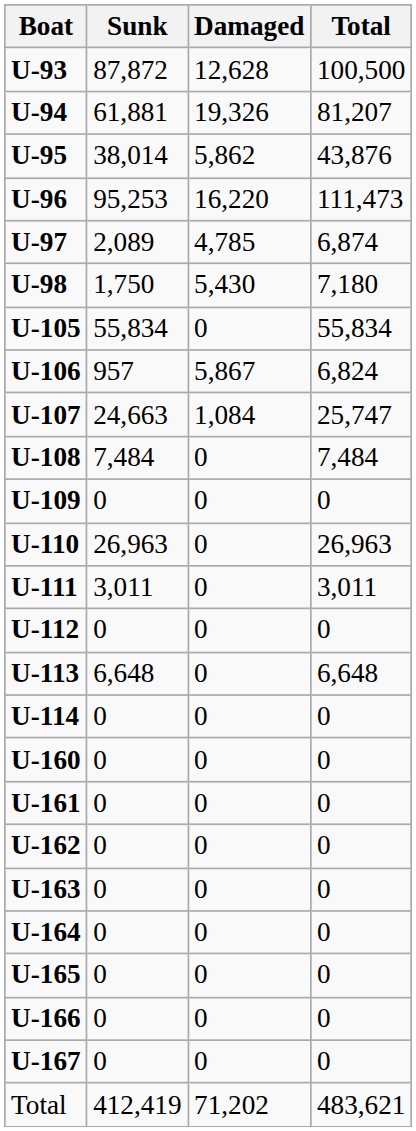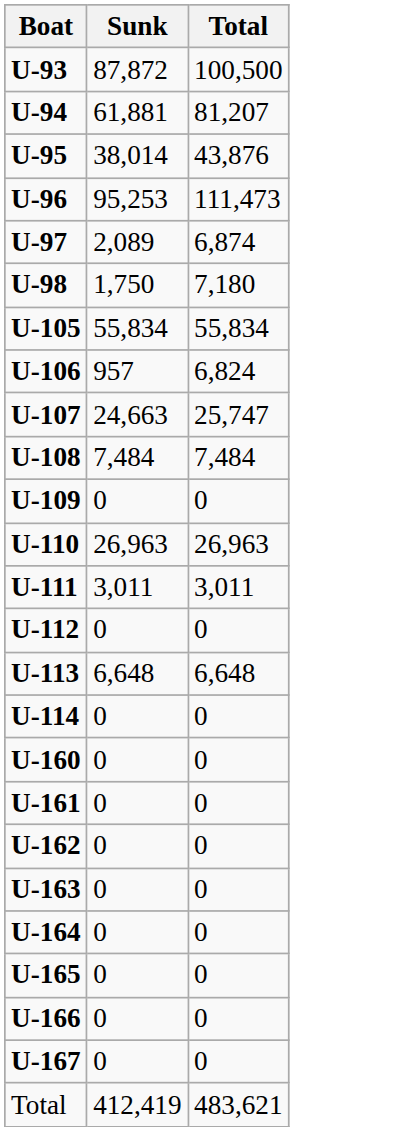- column: (249, 26)
